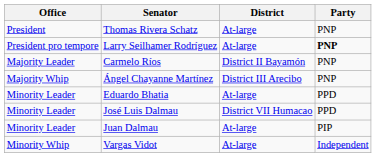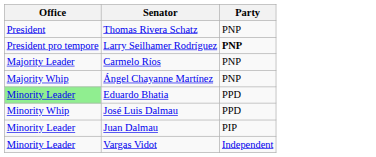- column: (267, 12)
(41, 95) no background -> (41, 95) lightgreen background
(41, 111) Minority Leader -> (38, 111) Minority Whip
(38, 144) Minority Whip -> (41, 144) Minority Leader
